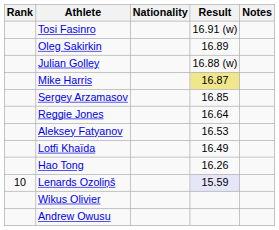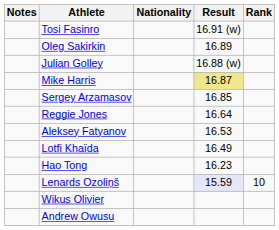columns swapped: (20, 13) <-> (257, 13)
(215, 166) 16.26 -> (219, 166) 16.23
